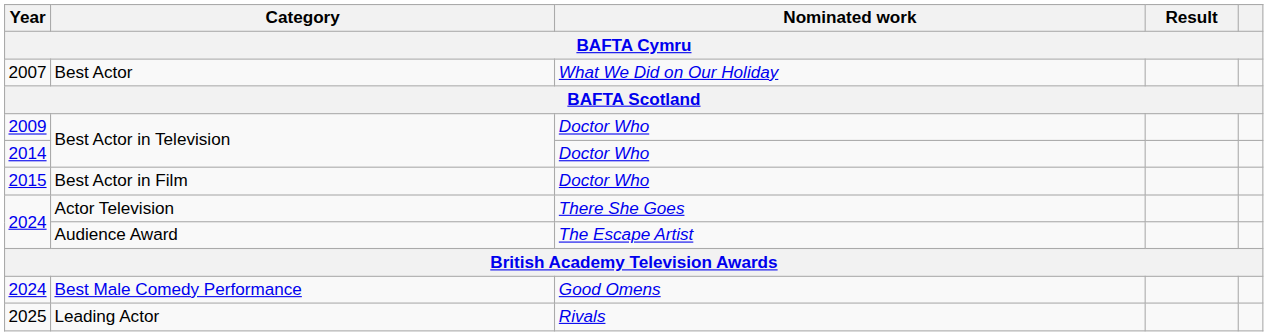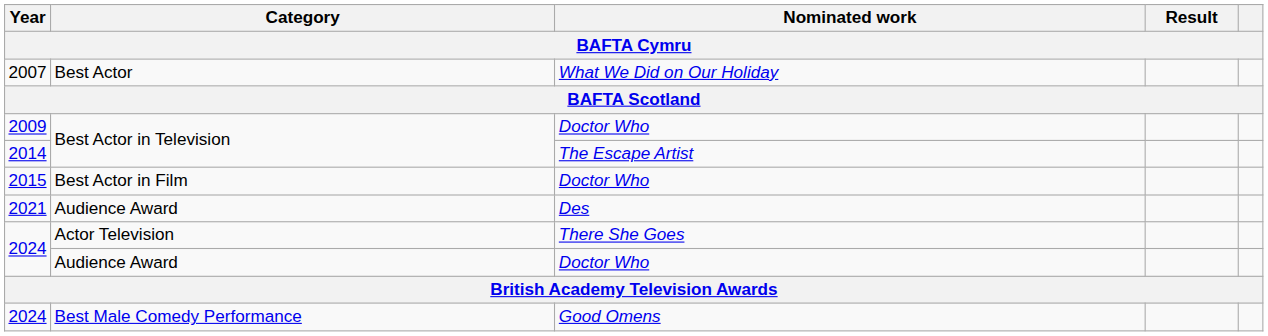(604, 153) Doctor Who -> (626, 153) The Escape Artist
+ row: (28, 208)
(626, 235) The Escape Artist -> (604, 262) Doctor Who
- row: (28, 316)
